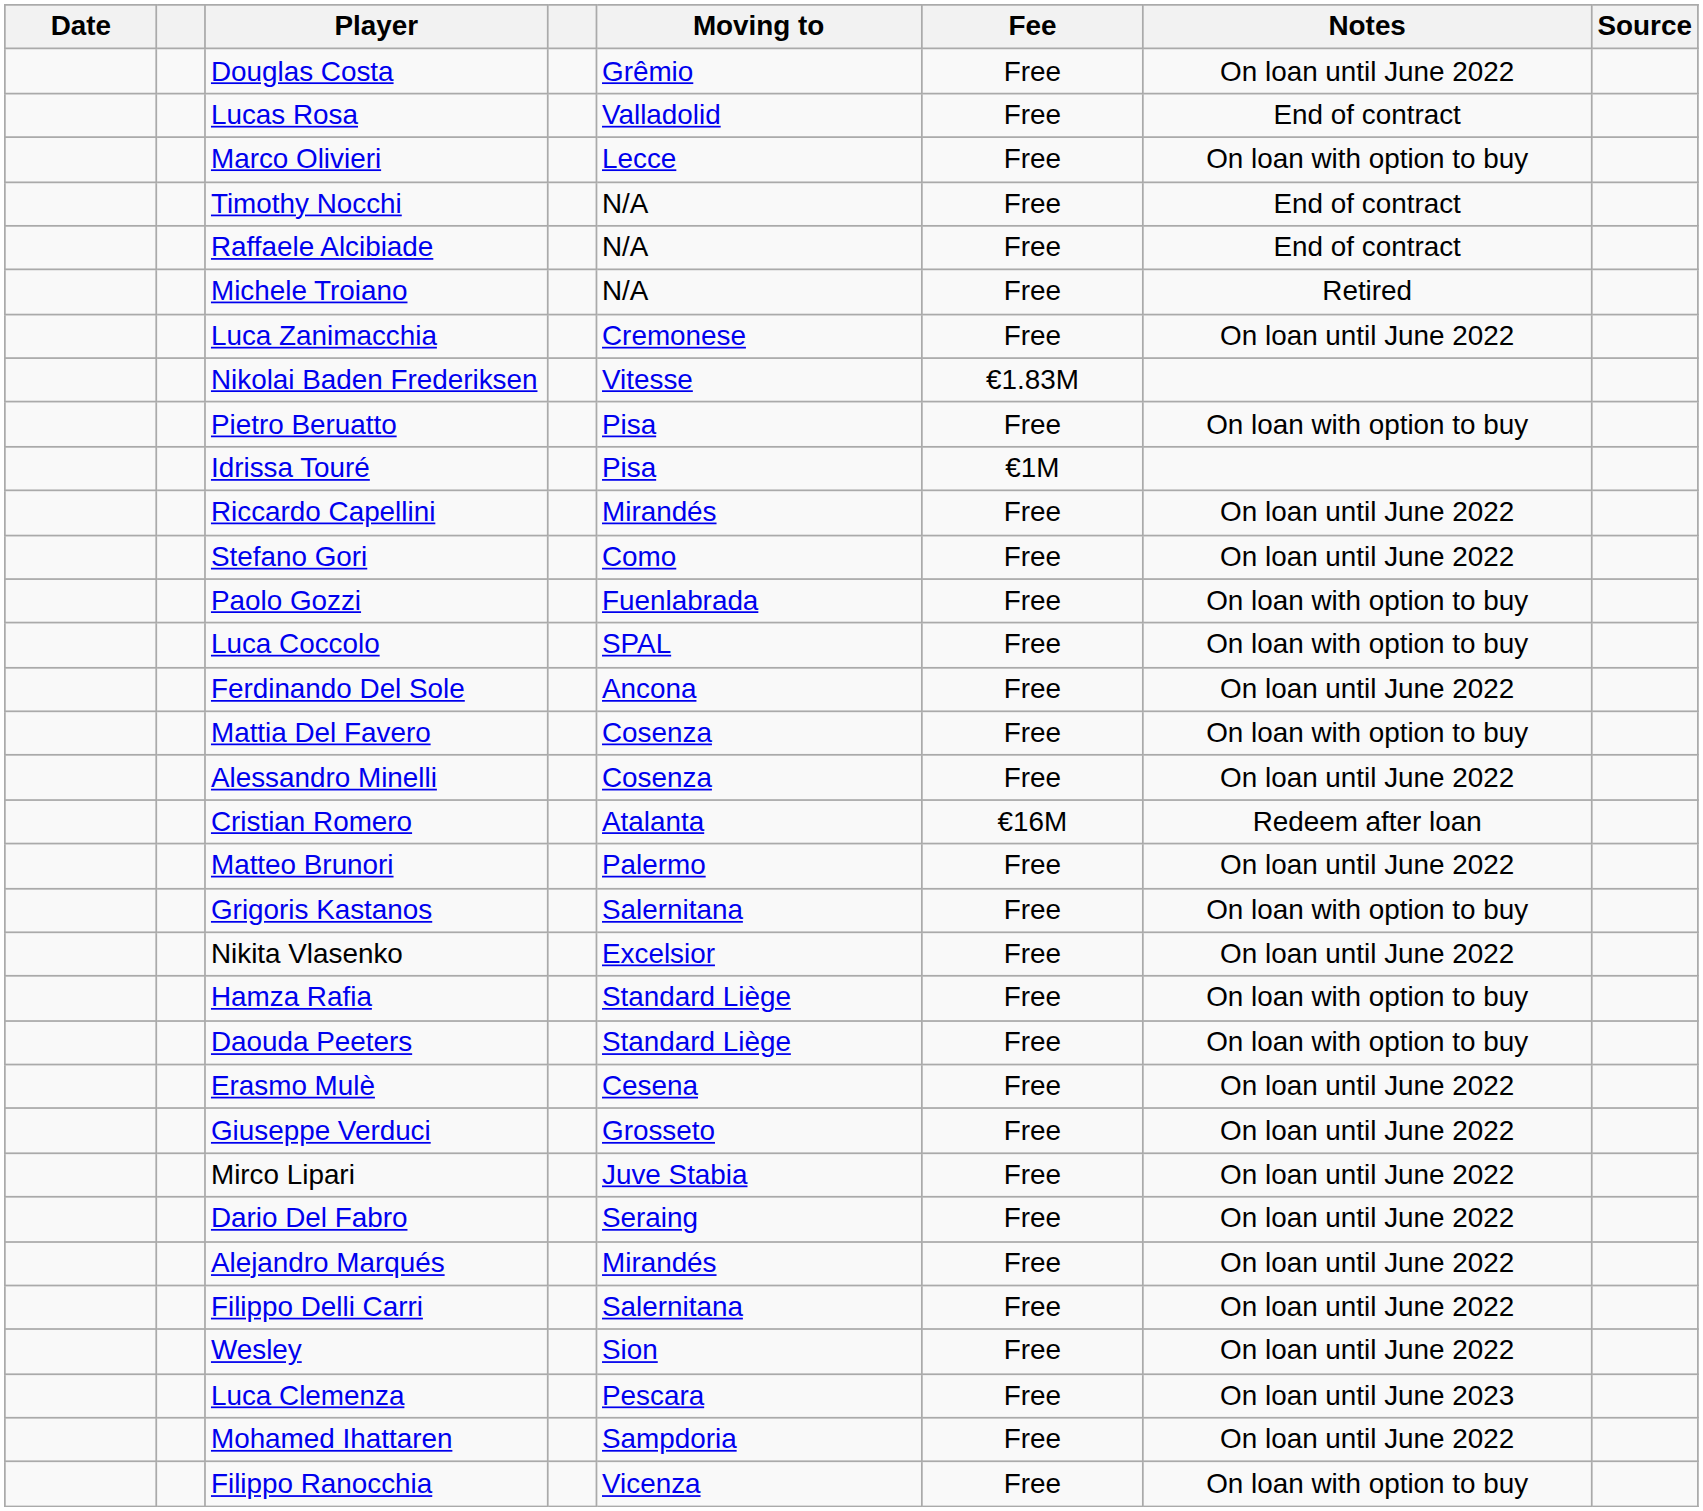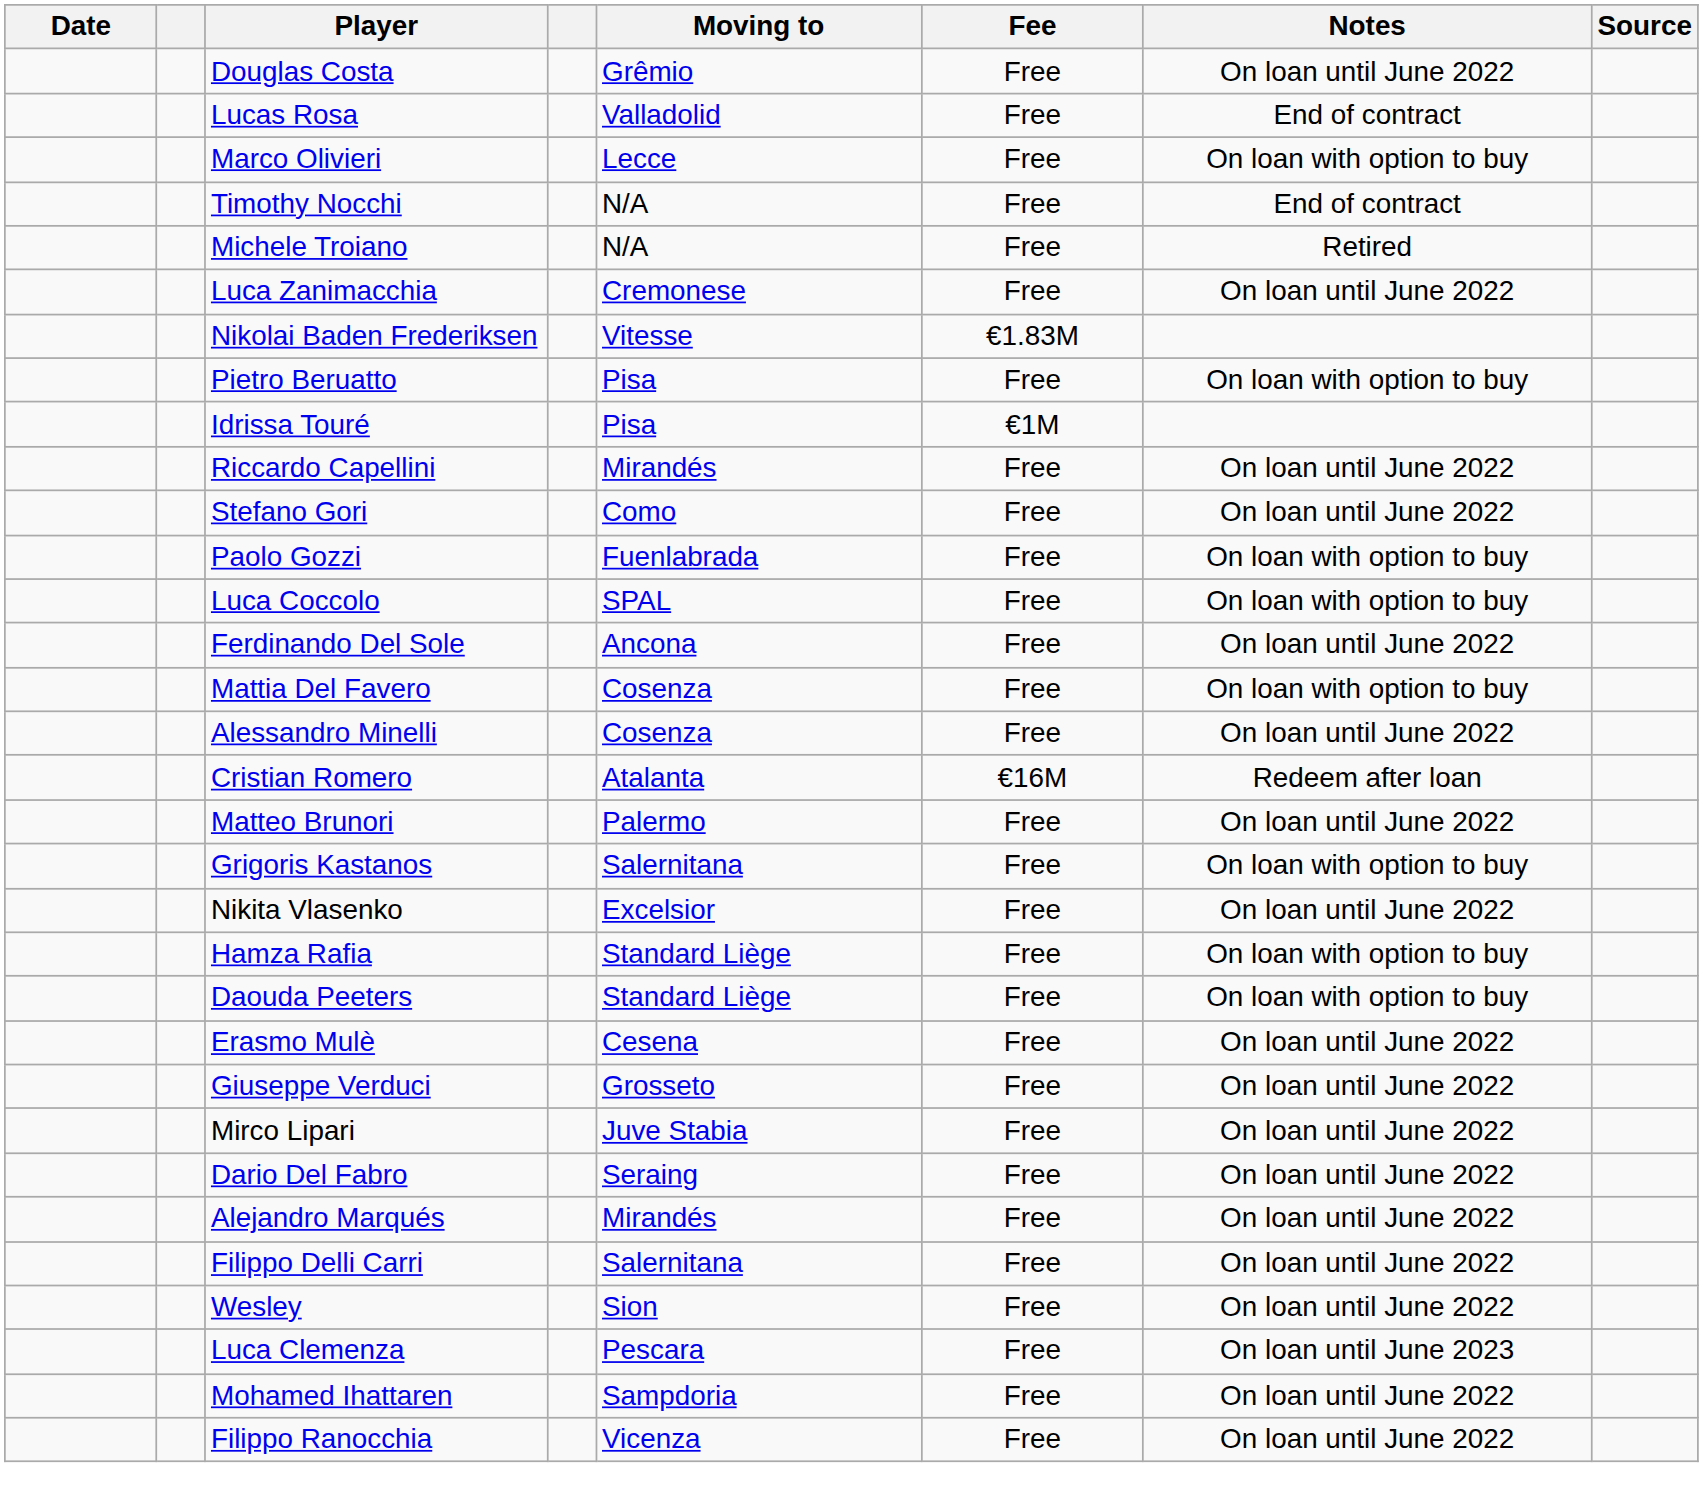- row: (322, 247)
(1367, 1483) On loan with option to buy -> (1367, 1439) On loan until June 2022
